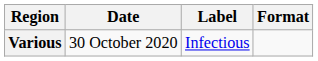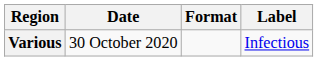columns swapped: (283, 17) <-> (217, 17)
